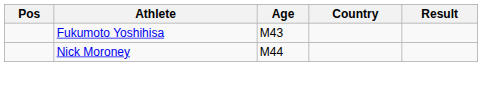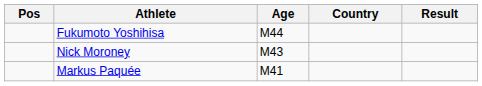(271, 33) M43 -> (271, 33) M44
(271, 52) M44 -> (271, 52) M43
+ row: (99, 71)
